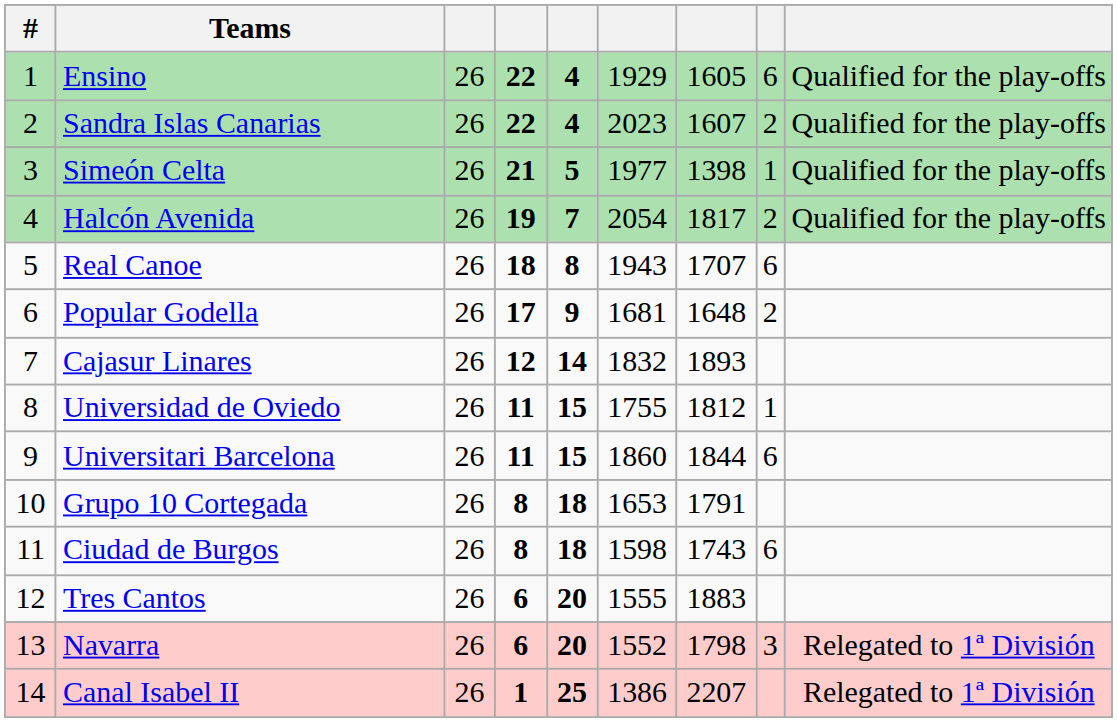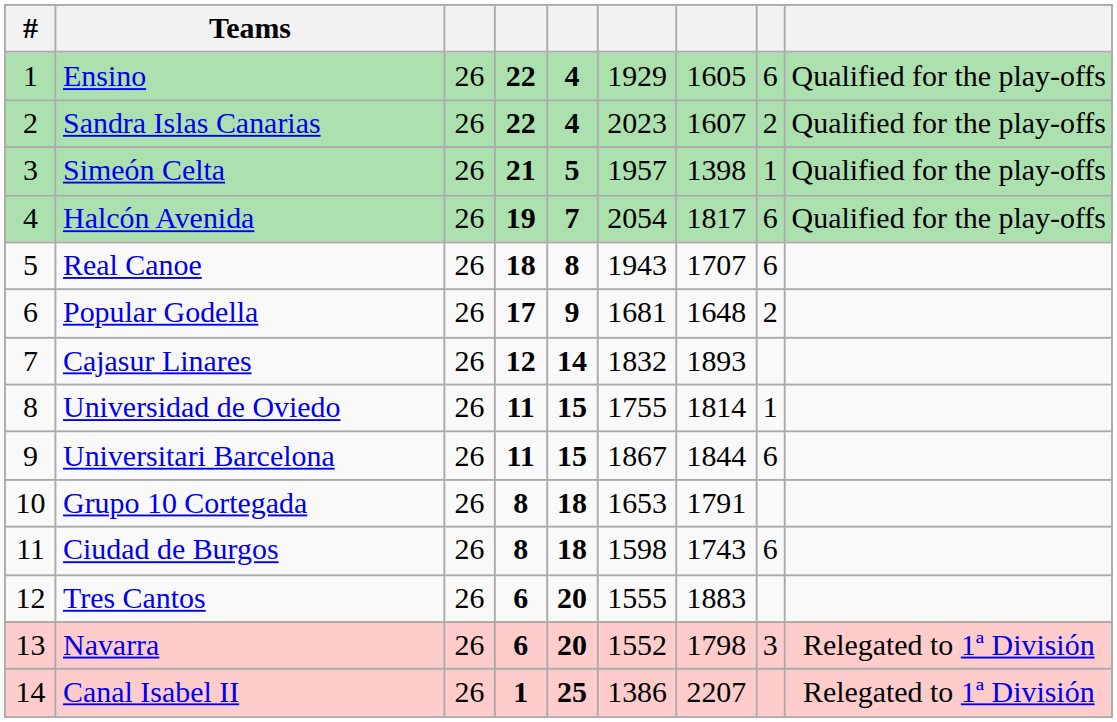(637, 170) 1977 -> (637, 170) 1957
(770, 218) 2 -> (770, 218) 6
(716, 407) 1812 -> (716, 407) 1814
(637, 455) 1860 -> (637, 455) 1867
